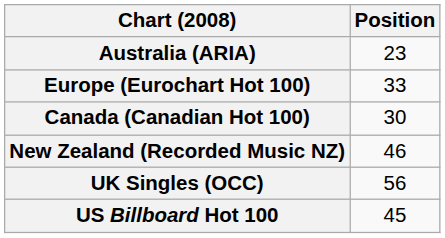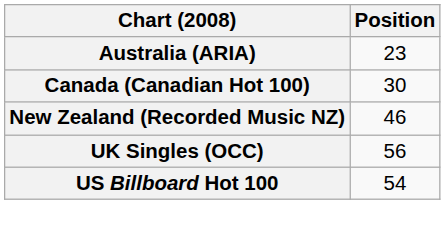- row: (177, 85)
(395, 215) 45 -> (395, 183) 54
